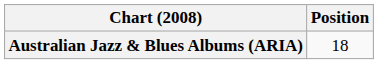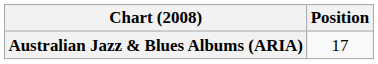(340, 44) 18 -> (340, 44) 17
